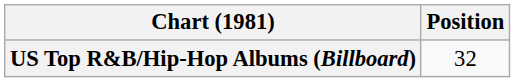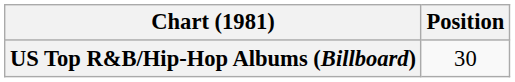(465, 58) 32 -> (465, 58) 30
